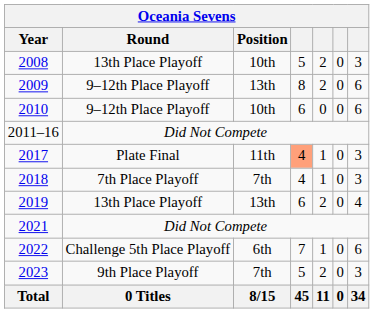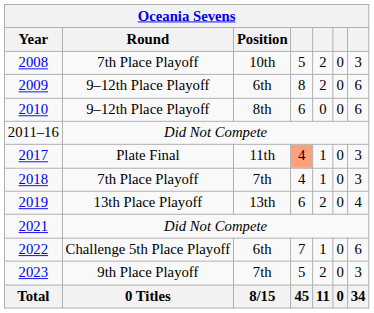(148, 62) 13th Place Playoff -> (148, 62) 7th Place Playoff
(262, 86) 13th -> (262, 86) 6th
(262, 109) 10th -> (262, 109) 8th
